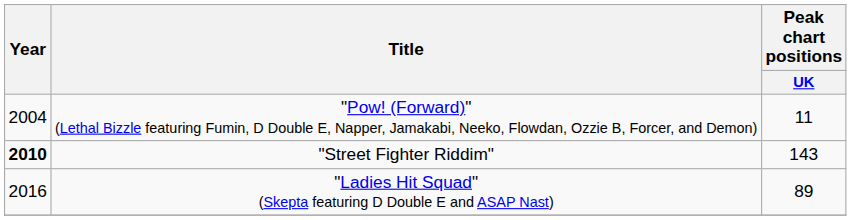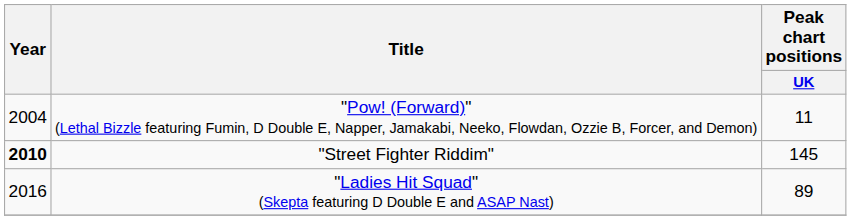(804, 154) 143 -> (804, 154) 145
